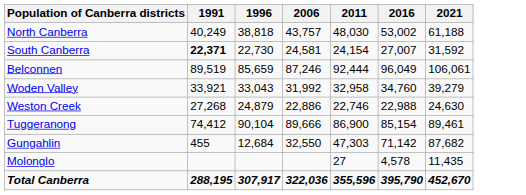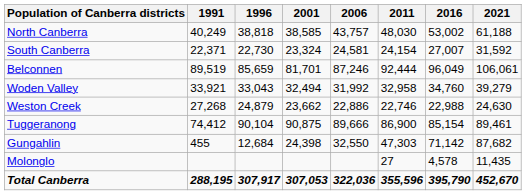+ column: (307, 13)
(208, 50) bold -> (208, 50) normal
